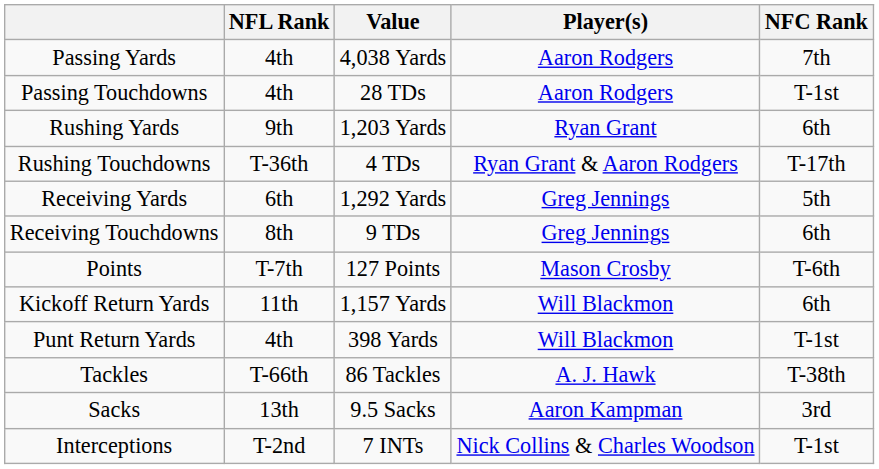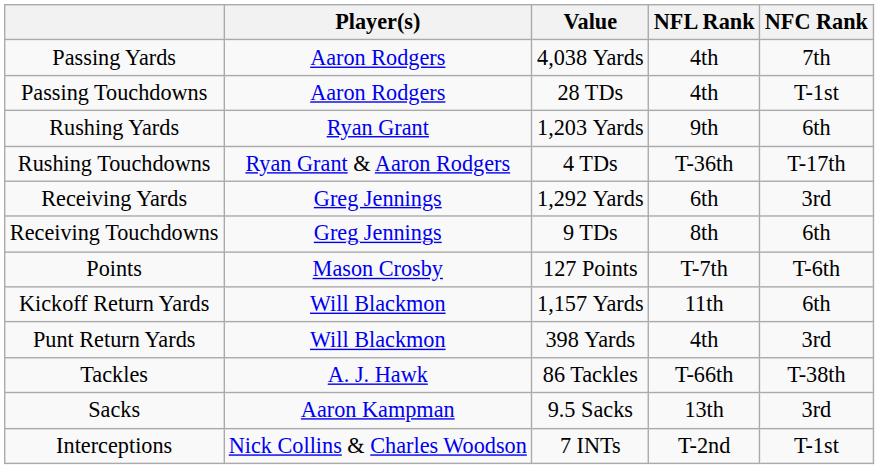columns swapped: (606, 22) <-> (279, 22)
(816, 198) 5th -> (816, 198) 3rd
(816, 339) T-1st -> (816, 339) 3rd
